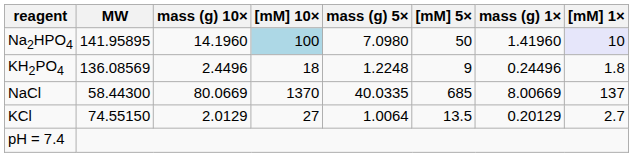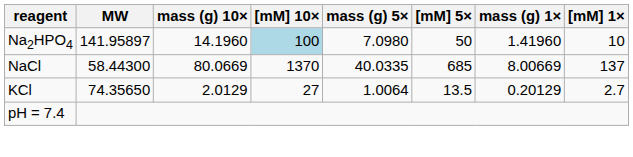(115, 41) 141.95895 -> (115, 41) 141.95897
(616, 41) lavender background -> (616, 41) no background
- row: (36, 68)
(119, 116) 74.55150 -> (119, 90) 74.35650
